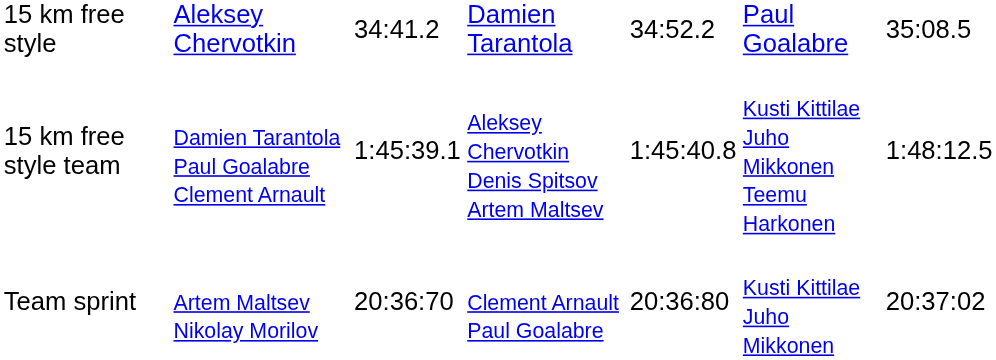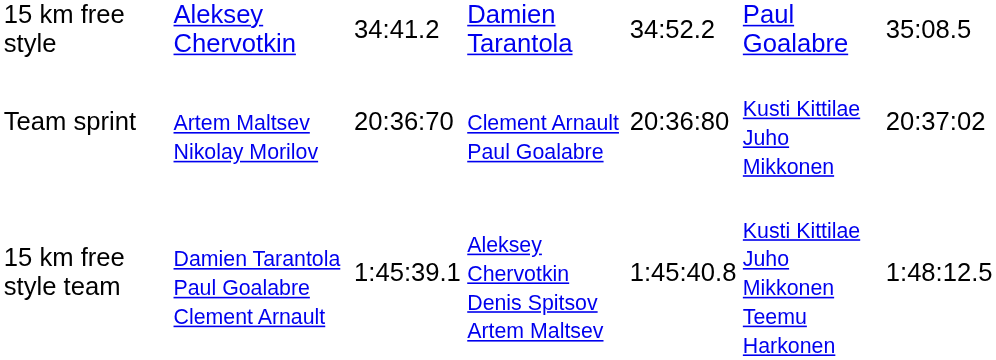rows swapped: (64, 150) <-> (70, 301)
